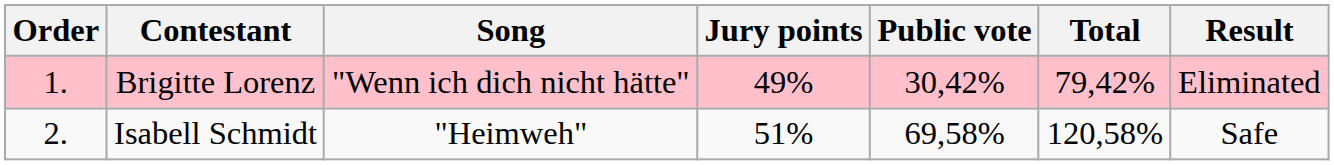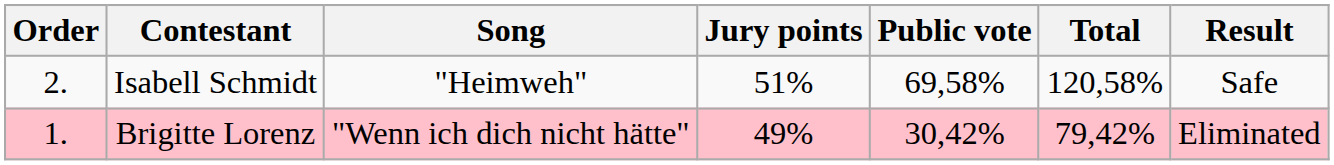rows swapped: (216, 81) <-> (216, 133)
